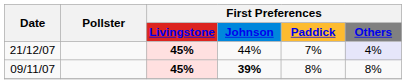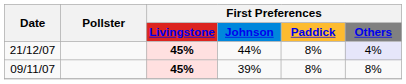(313, 50) 7% -> (313, 50) 8%
(249, 69) bold -> (249, 69) normal
